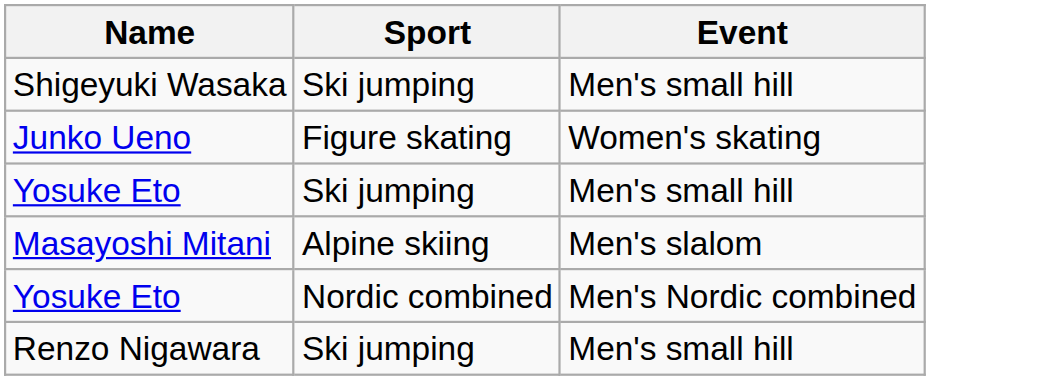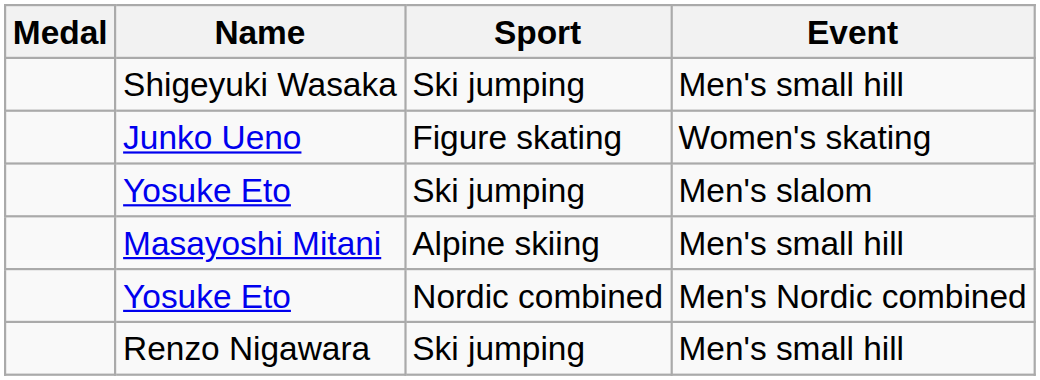+ column: (60, 32)
(681, 191) Men's small hill -> (776, 191) Men's slalom
(665, 244) Men's slalom -> (791, 244) Men's small hill
